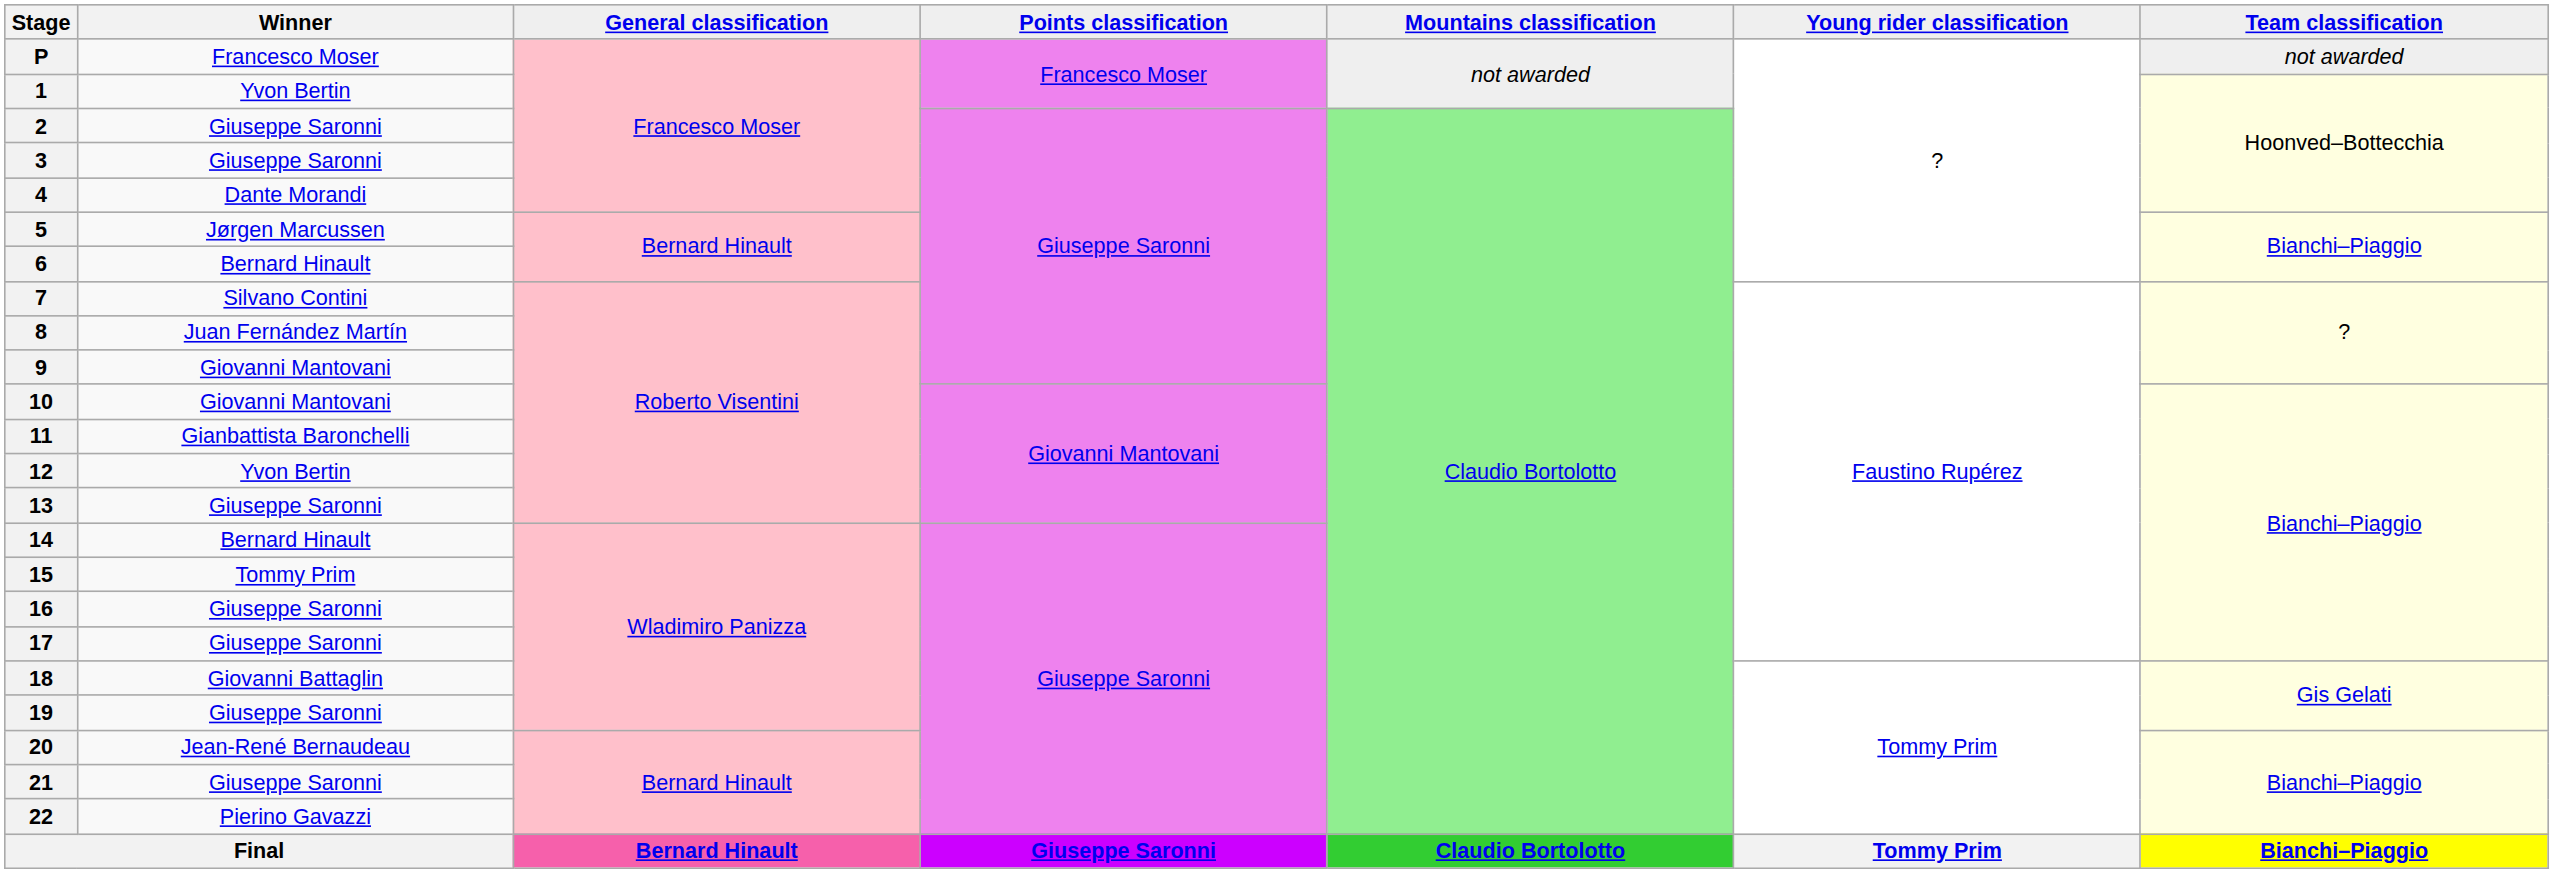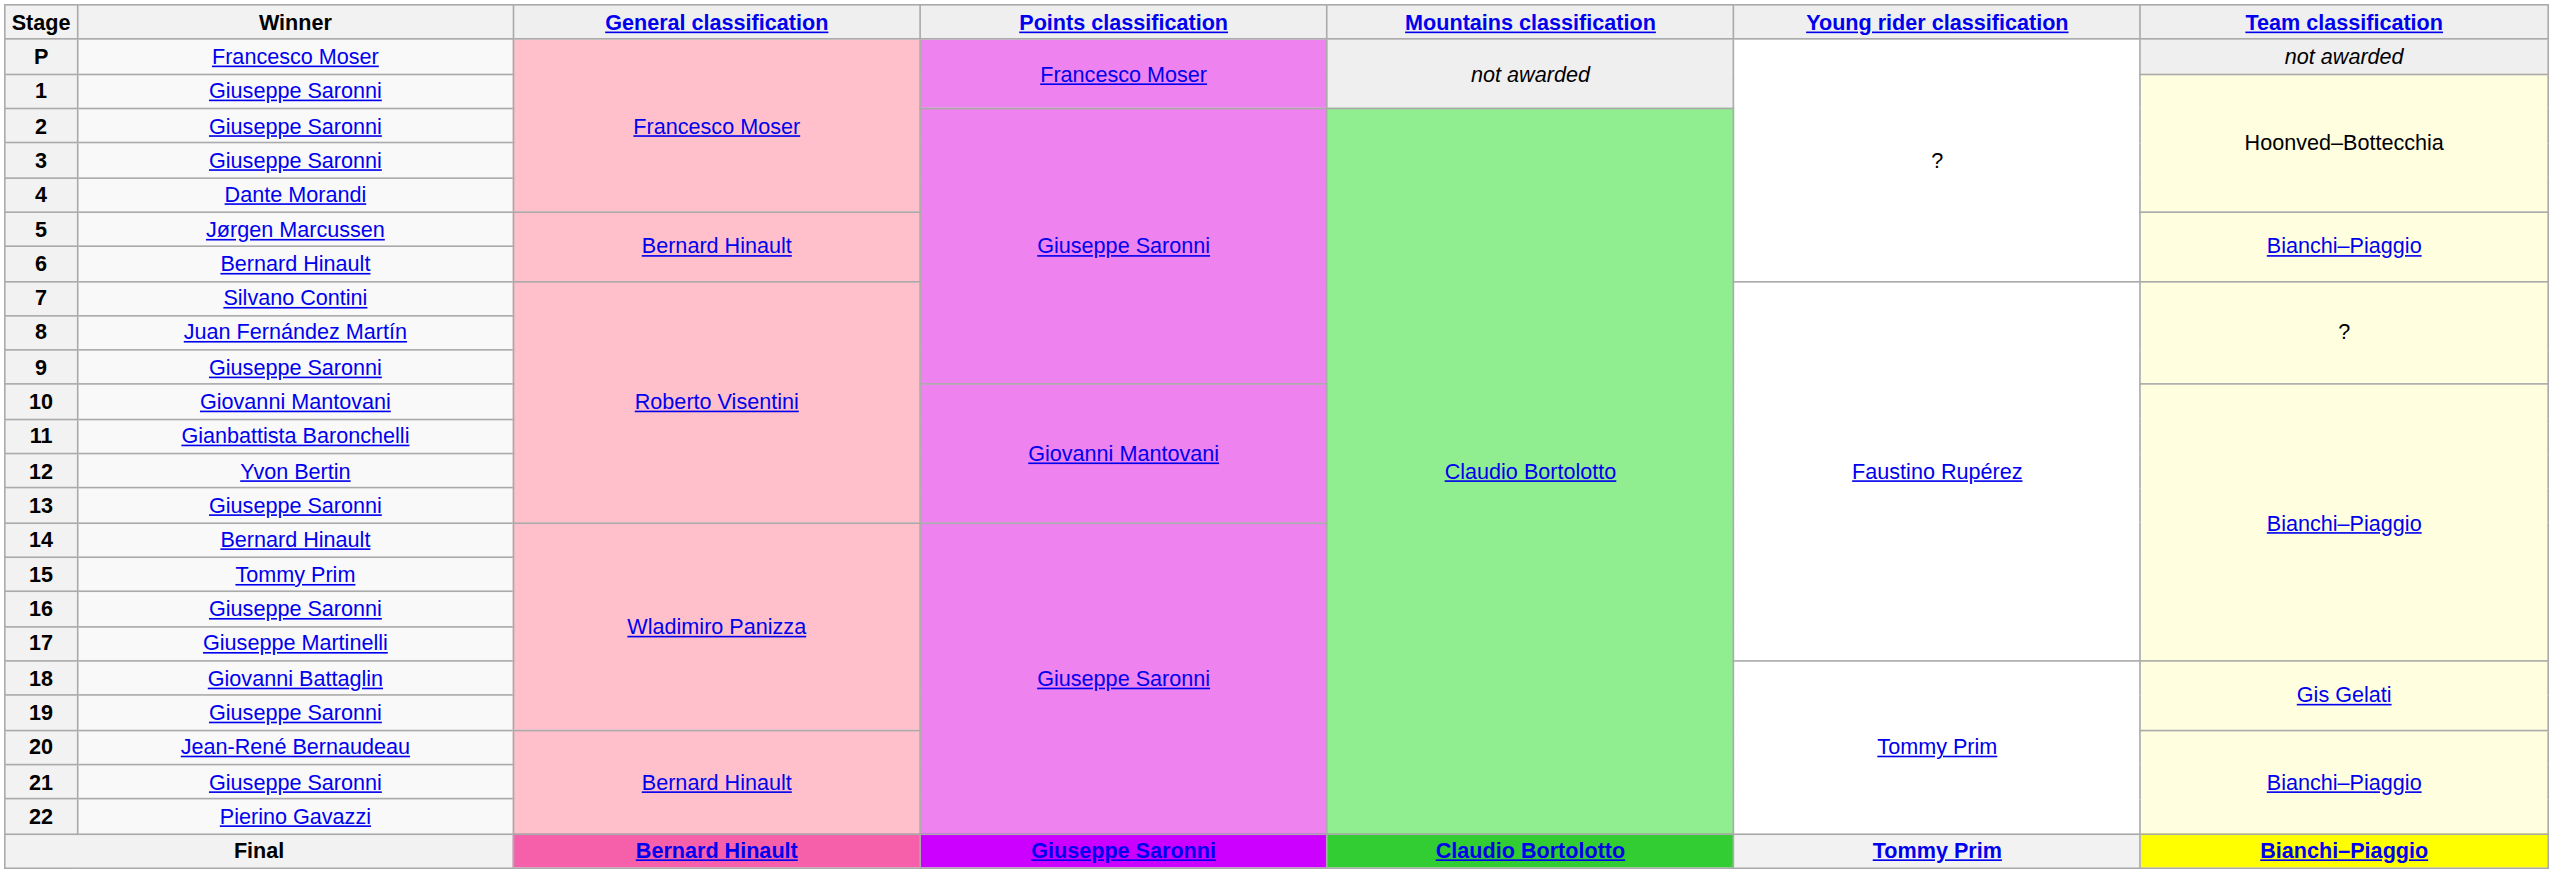(295, 91) Yvon Bertin -> (295, 91) Giuseppe Saronni
(295, 368) Giovanni Mantovani -> (295, 368) Giuseppe Saronni
(295, 644) Giuseppe Saronni -> (295, 644) Giuseppe Martinelli
